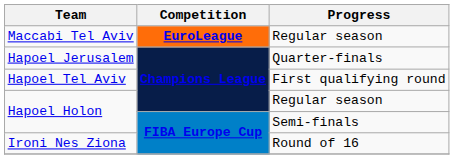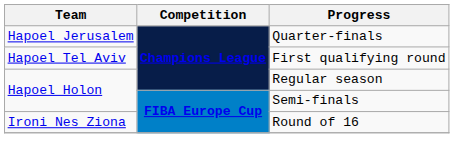- row: (71, 37)
